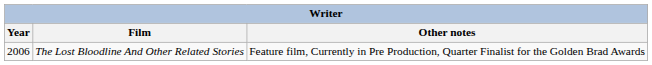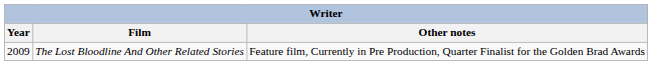(18, 51) 2006 -> (18, 51) 2009
